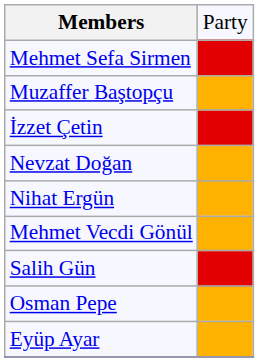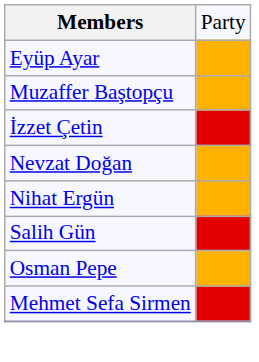rows swapped: (55, 338) <-> (100, 57)
- row: (101, 233)
